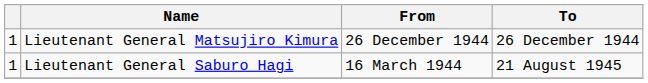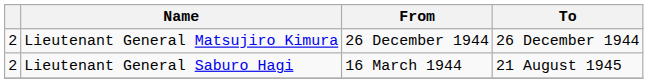(13, 41) 1 -> (13, 41) 2
(13, 65) 1 -> (13, 65) 2
